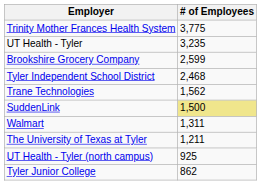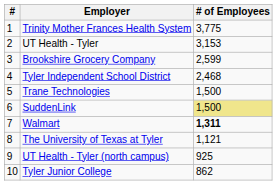+ column: (12, 12)
(193, 44) 3,235 -> (209, 44) 3,153
(193, 92) 1,562 -> (209, 92) 1,500
(192, 124) normal -> (208, 124) bold
(192, 140) 1,211 -> (209, 140) 1,121
